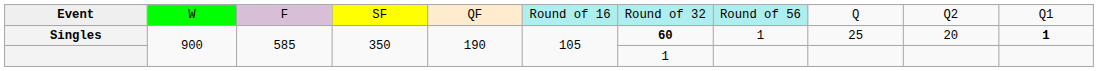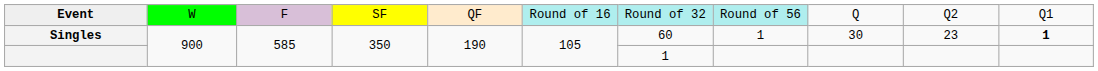(665, 35) bold -> (665, 35) normal
(856, 35) 25 -> (856, 35) 30
(951, 35) 20 -> (951, 35) 23
